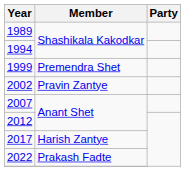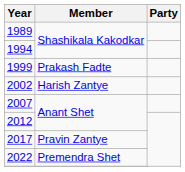(79, 67) Premendra Shet -> (74, 67) Prakash Fadte
(73, 85) Pravin Zantye -> (73, 85) Harish Zantye
(73, 139) Harish Zantye -> (73, 139) Pravin Zantye
(74, 157) Prakash Fadte -> (79, 157) Premendra Shet
